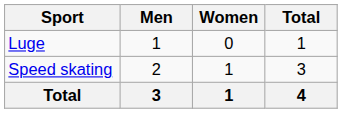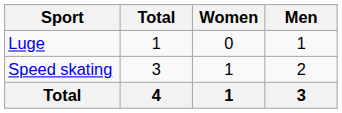columns swapped: (156, 18) <-> (301, 18)
